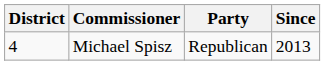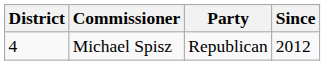(293, 45) 2013 -> (293, 45) 2012
